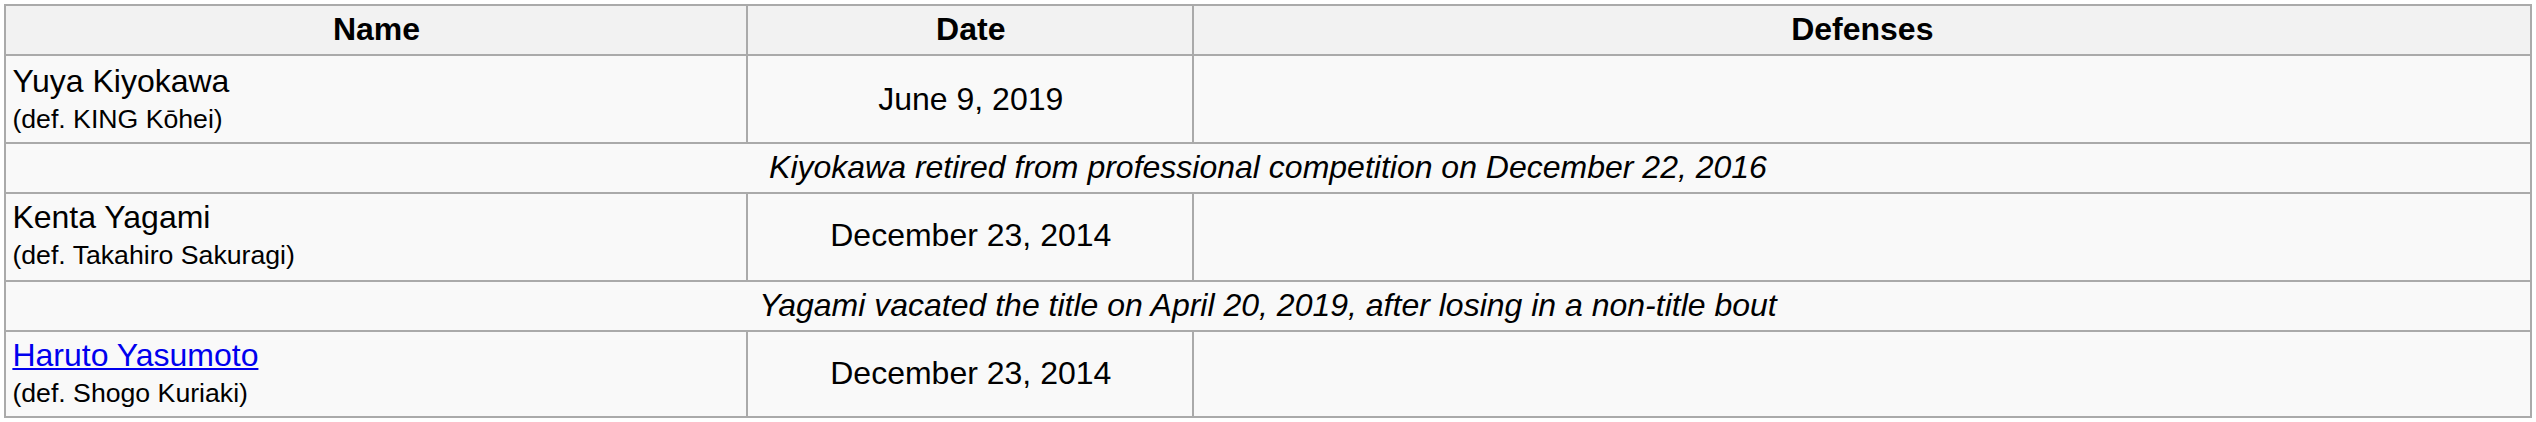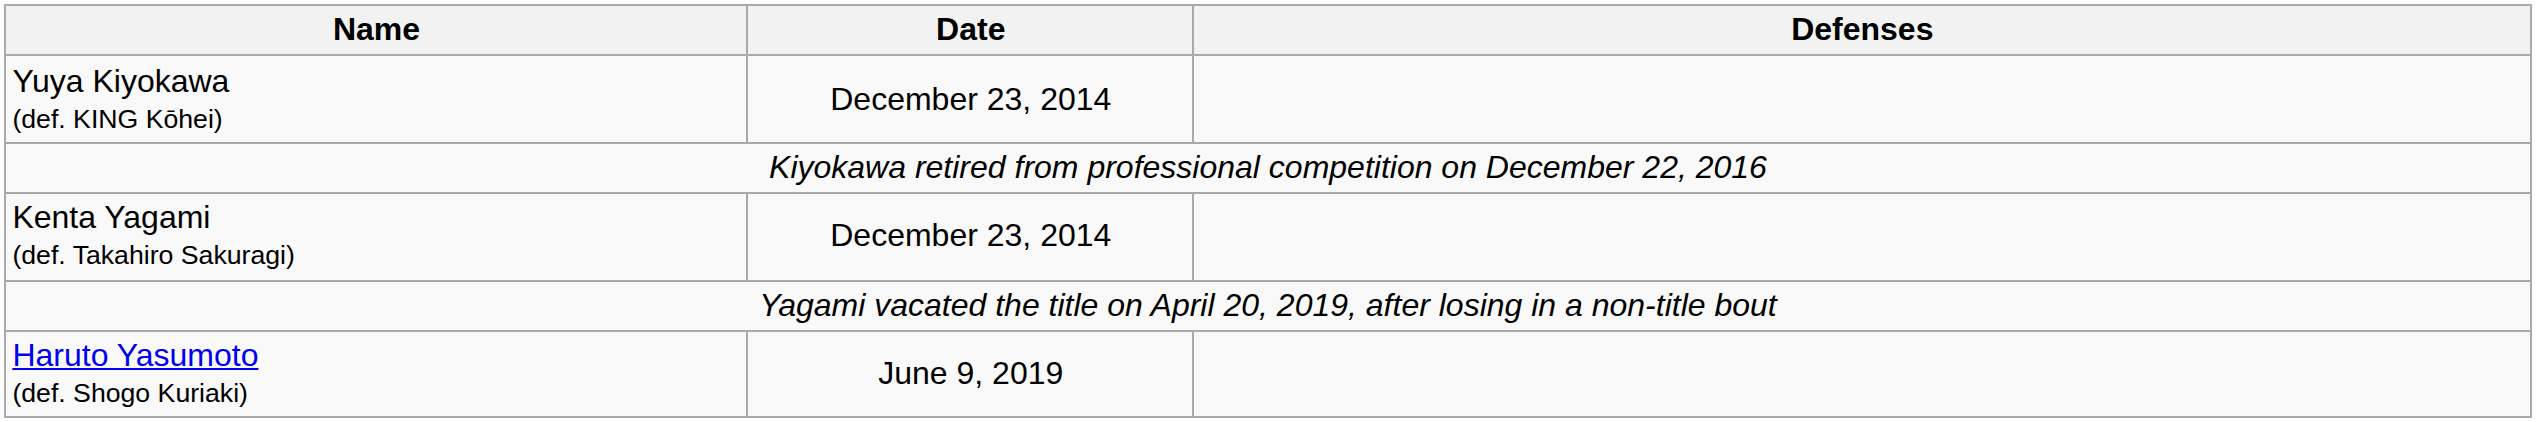(971, 98) June 9, 2019 -> (971, 98) December 23, 2014
(971, 373) December 23, 2014 -> (971, 373) June 9, 2019
